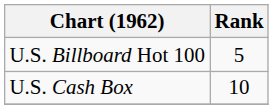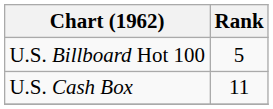(239, 87) 10 -> (239, 87) 11
